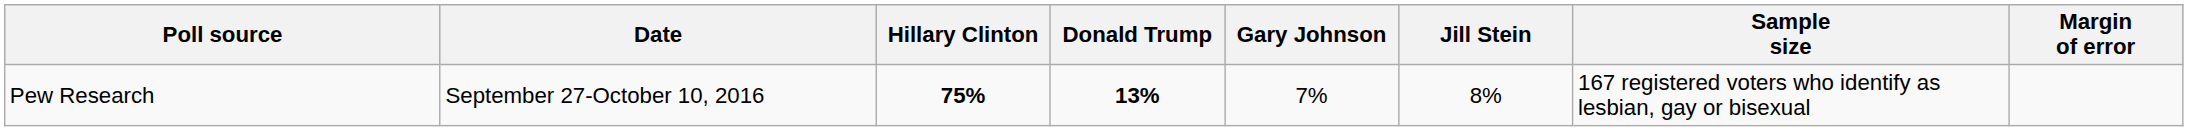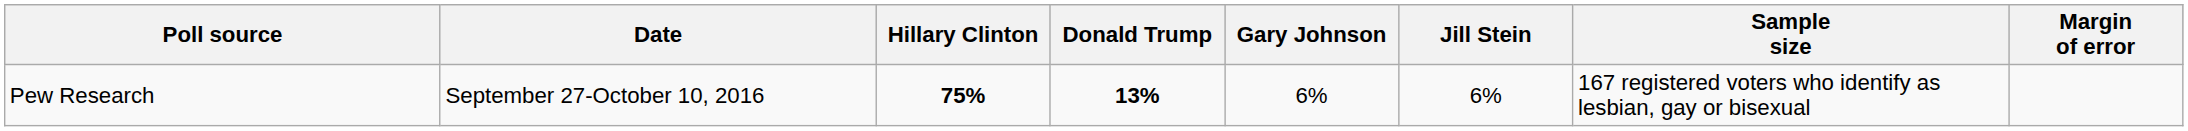(1312, 94) 7% -> (1312, 94) 6%
(1486, 94) 8% -> (1486, 94) 6%
